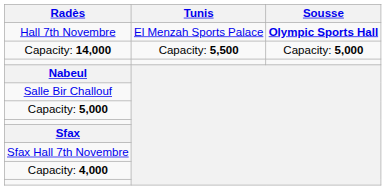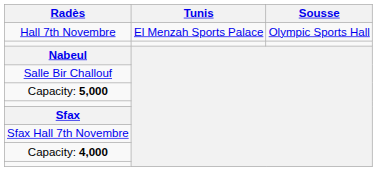(323, 31) bold -> (319, 31) normal
- row: (68, 50)
